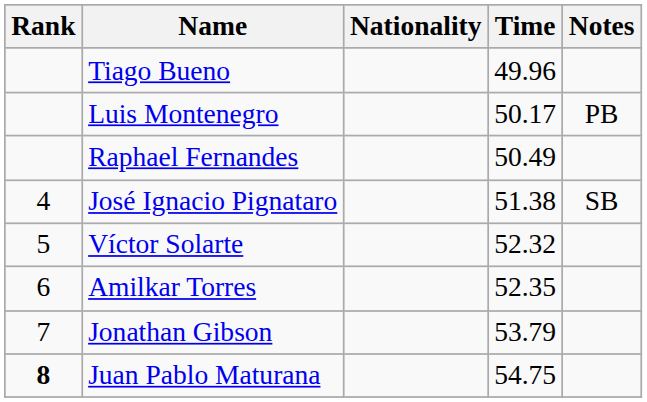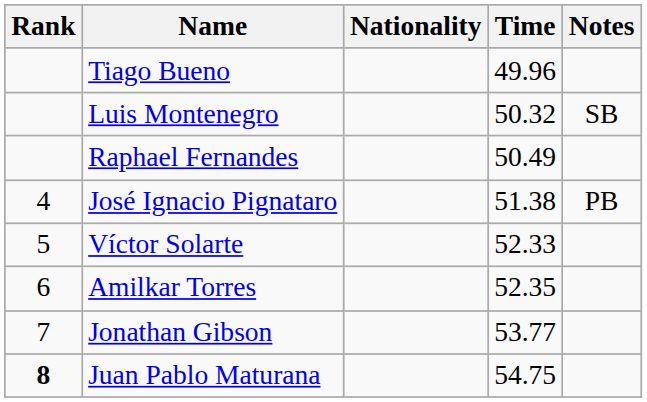(525, 113) 50.17 -> (525, 113) 50.32
(602, 113) PB -> (602, 113) SB
(602, 200) SB -> (602, 200) PB
(525, 244) 52.32 -> (525, 244) 52.33
(525, 331) 53.79 -> (525, 331) 53.77
